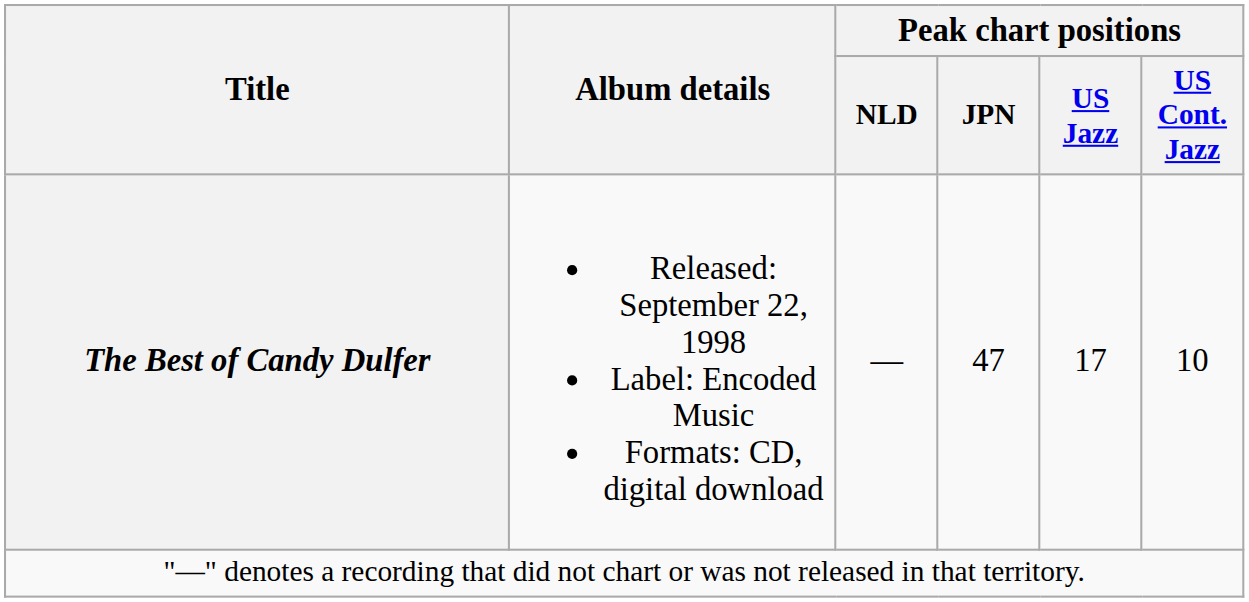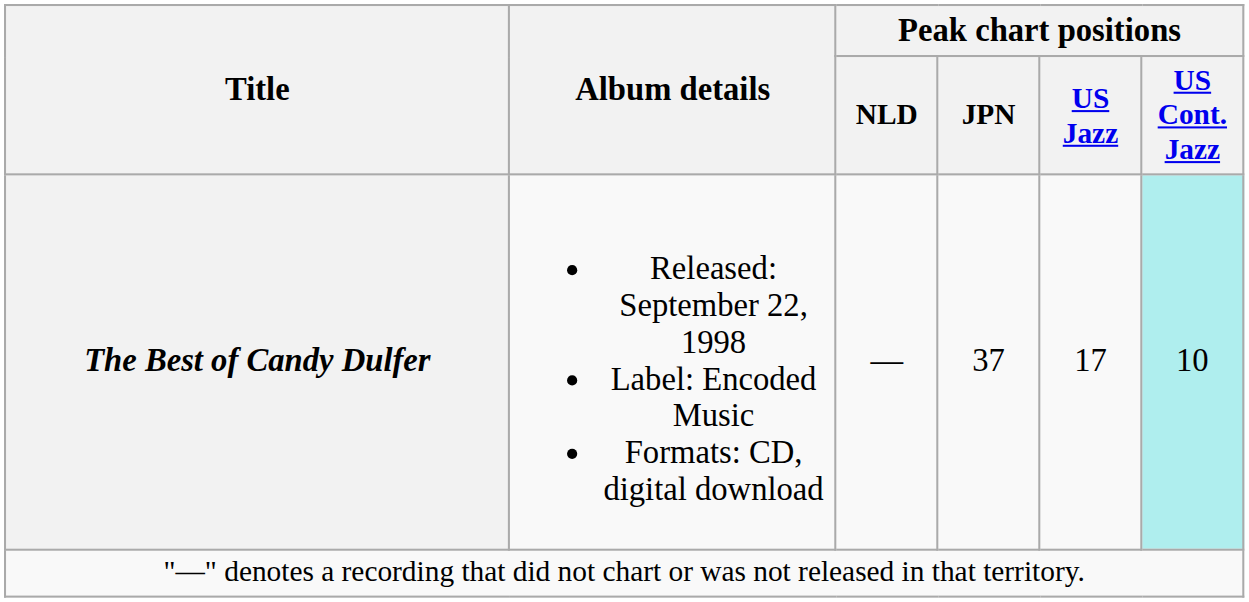(989, 361) 47 -> (989, 361) 37
(1192, 361) no background -> (1192, 361) paleturquoise background
